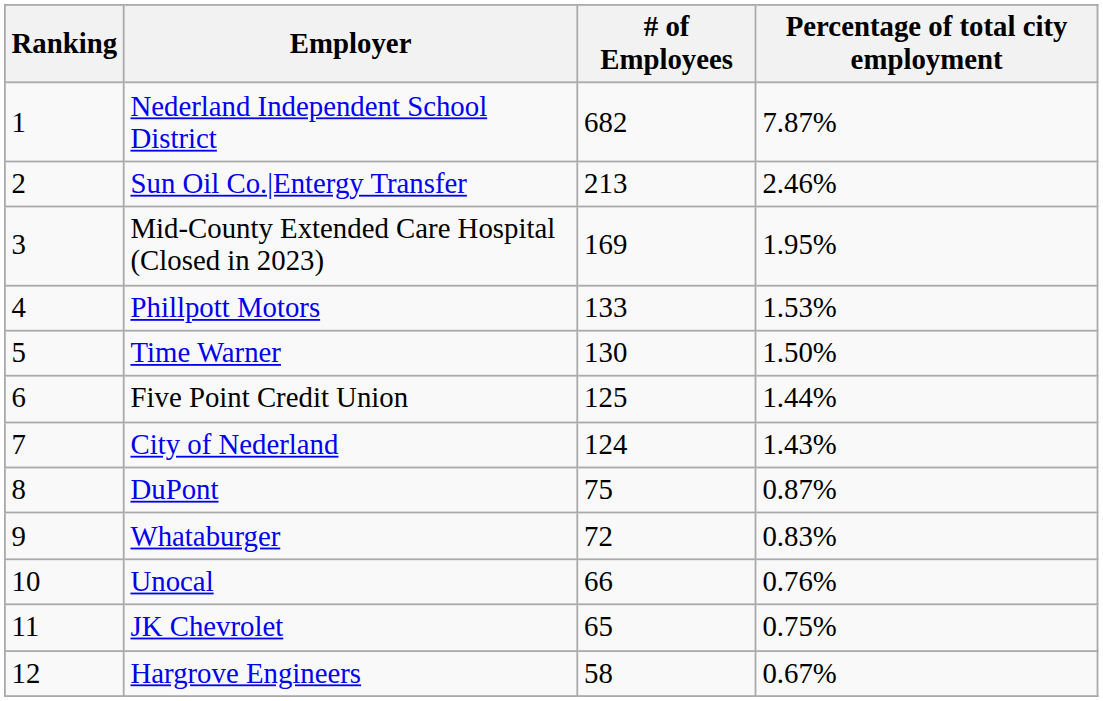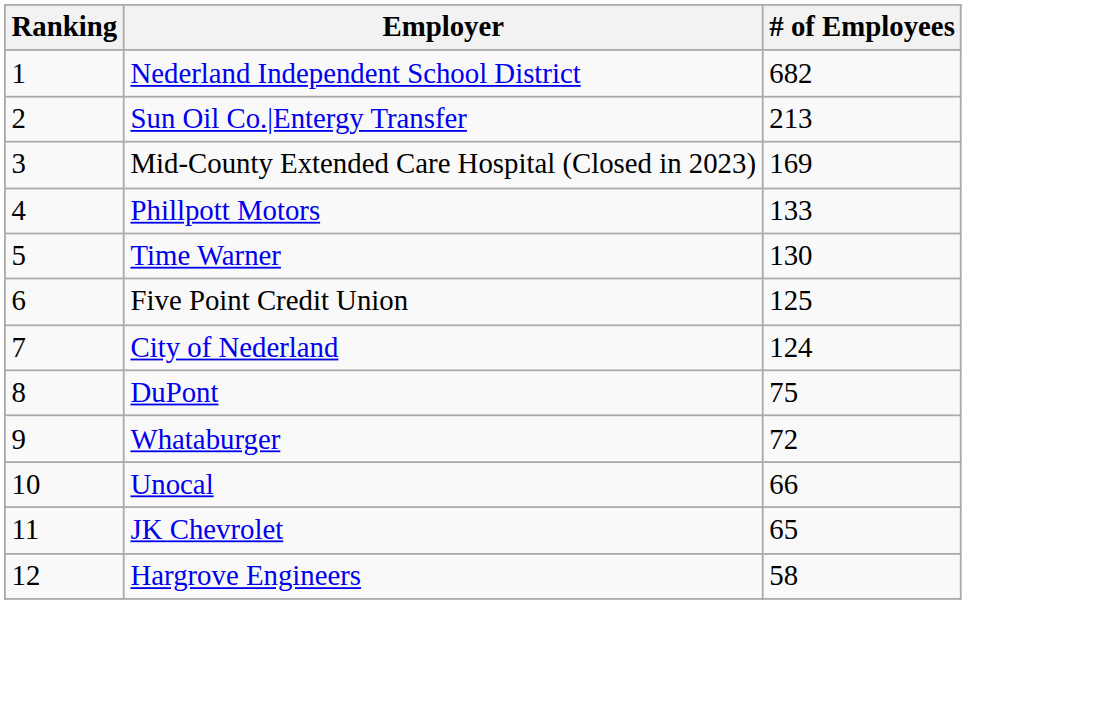- column: (927, 43)
